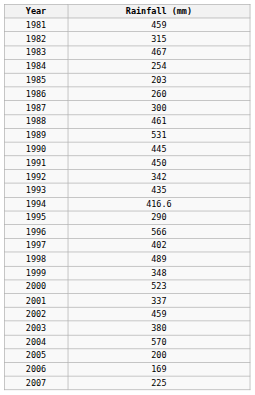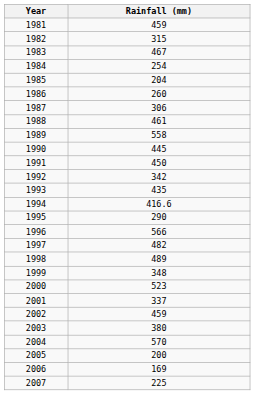(159, 80) 203 -> (159, 80) 204
(159, 108) 300 -> (159, 108) 306
(159, 135) 531 -> (159, 135) 558
(159, 245) 402 -> (159, 245) 482
